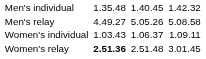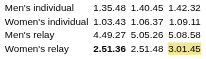rows swapped: (47, 35) <-> (30, 21)
(184, 48) no background -> (184, 48) khaki background
